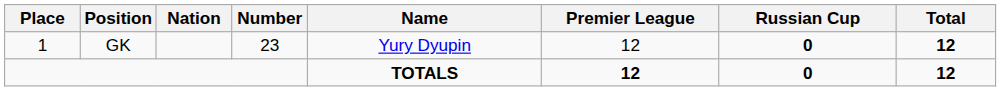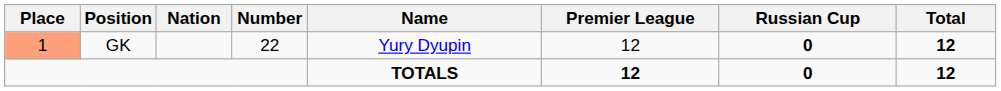(42, 46) no background -> (42, 46) lightsalmon background
(270, 46) 23 -> (270, 46) 22
